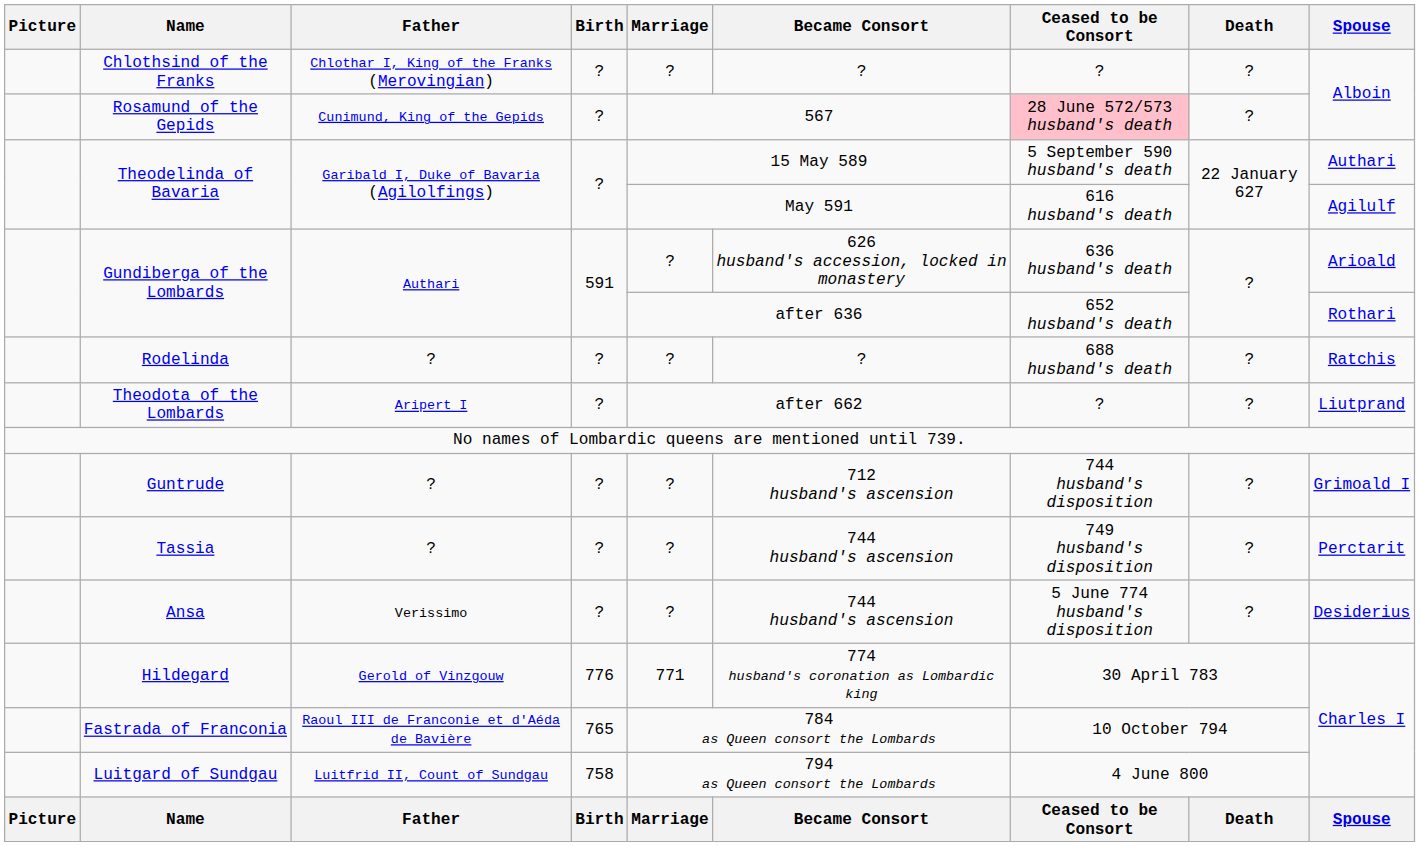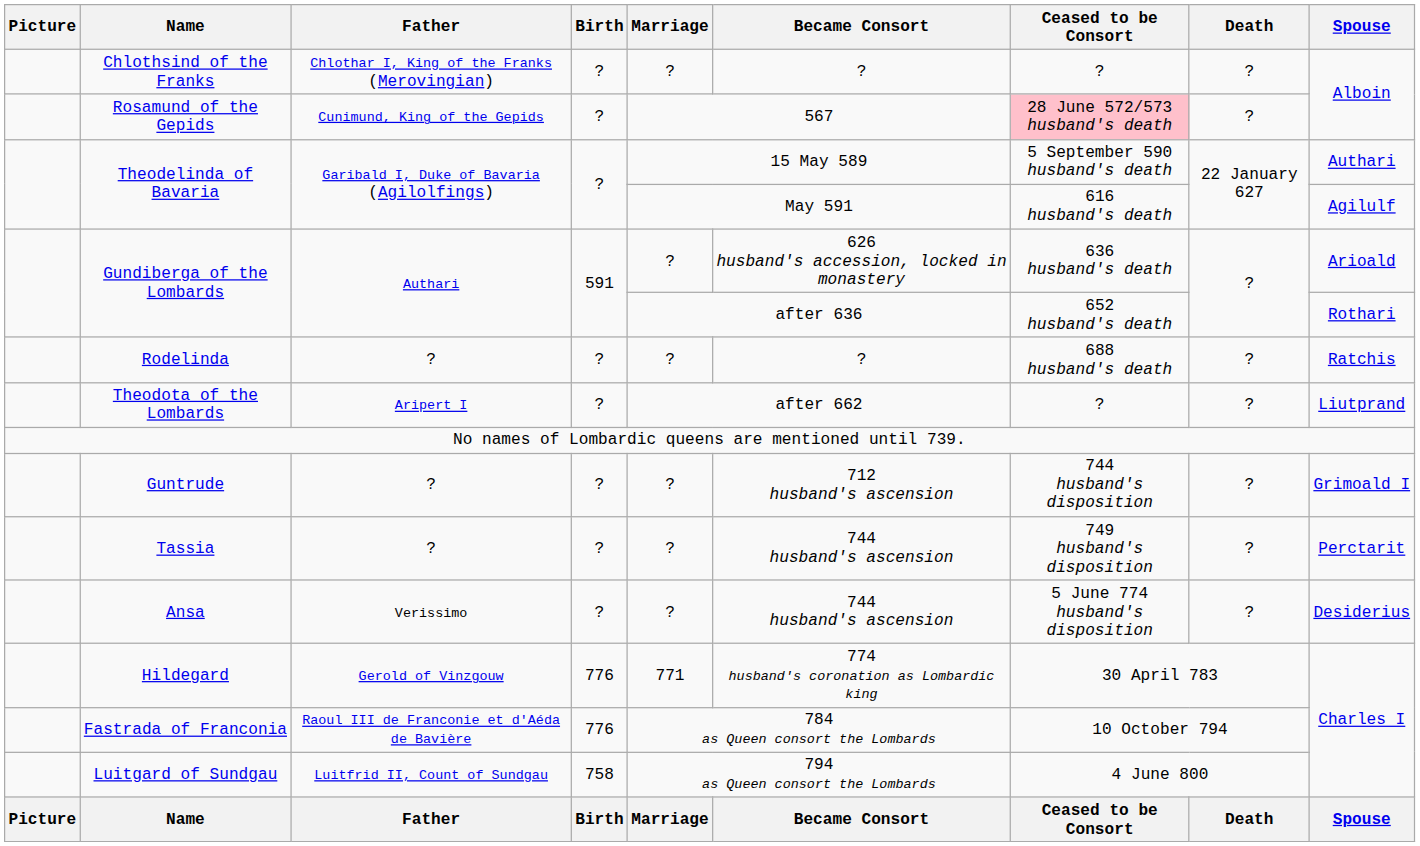(599, 730) 765 -> (599, 730) 776
